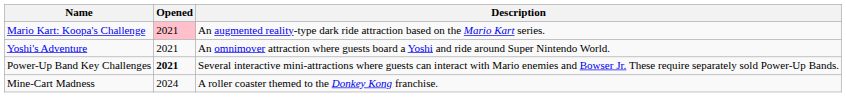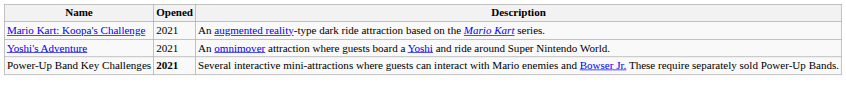(167, 30) pink background -> (167, 30) no background
- row: (51, 83)
